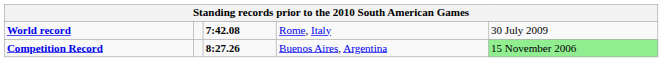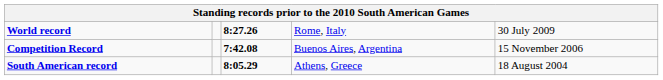(223, 30) 7:42.08 -> (241, 30) 8:27.26
(223, 48) 8:27.26 -> (241, 48) 7:42.08
(534, 48) lightgreen background -> (540, 48) no background
+ row: (62, 65)
